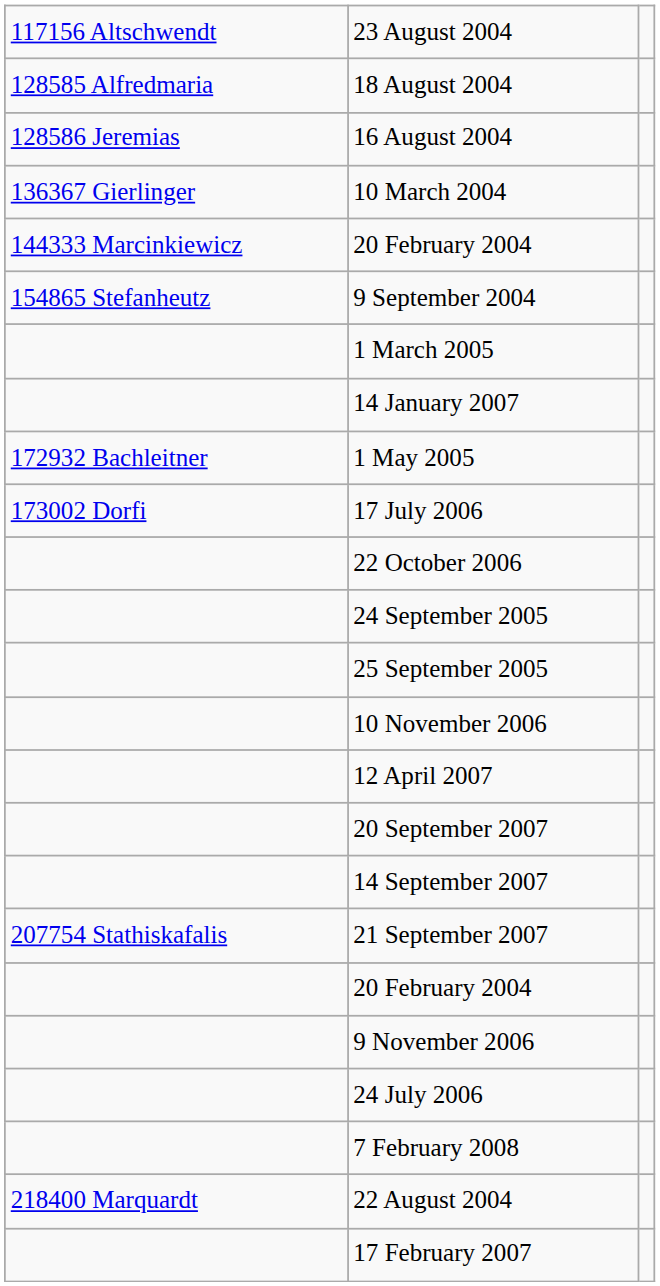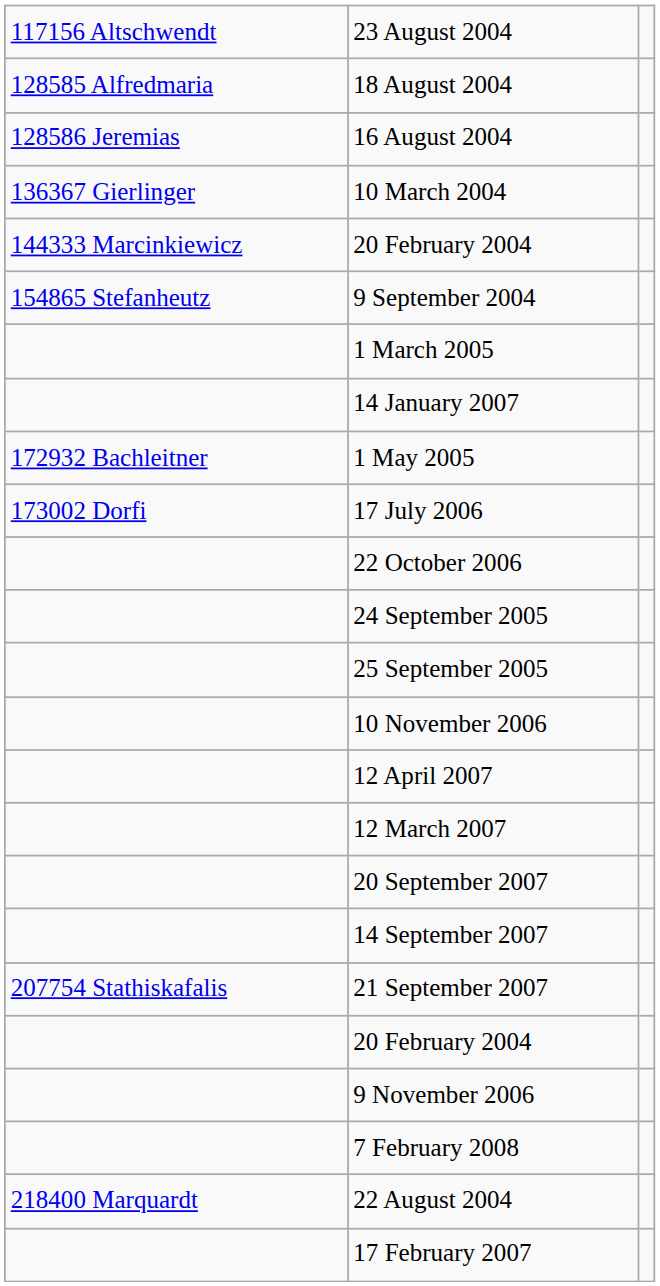+ row: (176, 829)
- row: (176, 1095)
